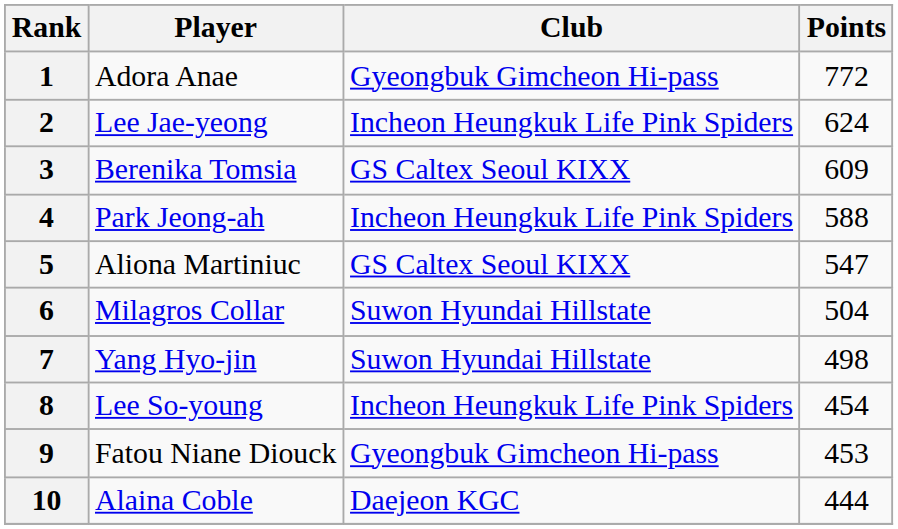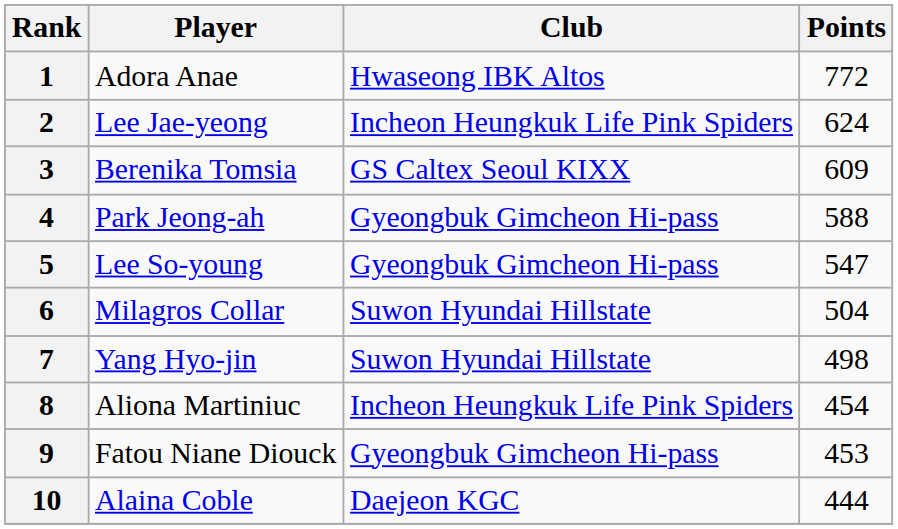(534, 75) Gyeongbuk Gimcheon Hi-pass -> (477, 75) Hwaseong IBK Altos
(572, 216) Incheon Heungkuk Life Pink Spiders -> (534, 216) Gyeongbuk Gimcheon Hi-pass
(198, 264) Aliona Martiniuc -> (179, 264) Lee So-young
(490, 264) GS Caltex Seoul KIXX -> (534, 264) Gyeongbuk Gimcheon Hi-pass
(179, 405) Lee So-young -> (198, 405) Aliona Martiniuc
